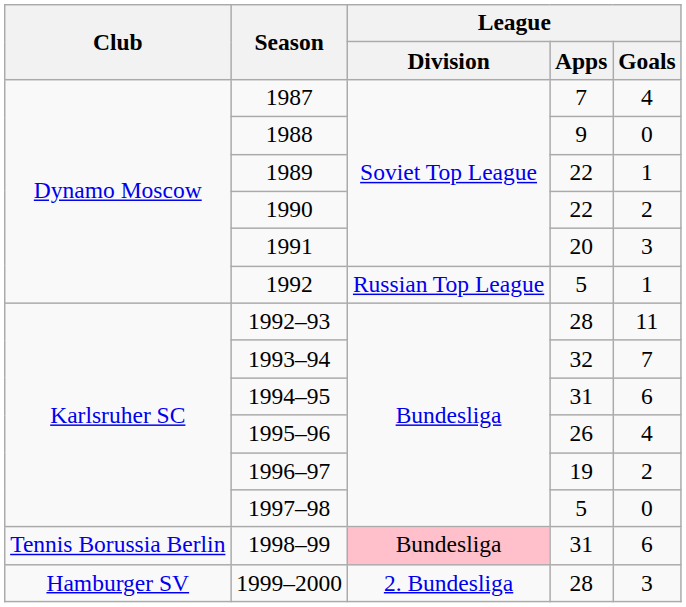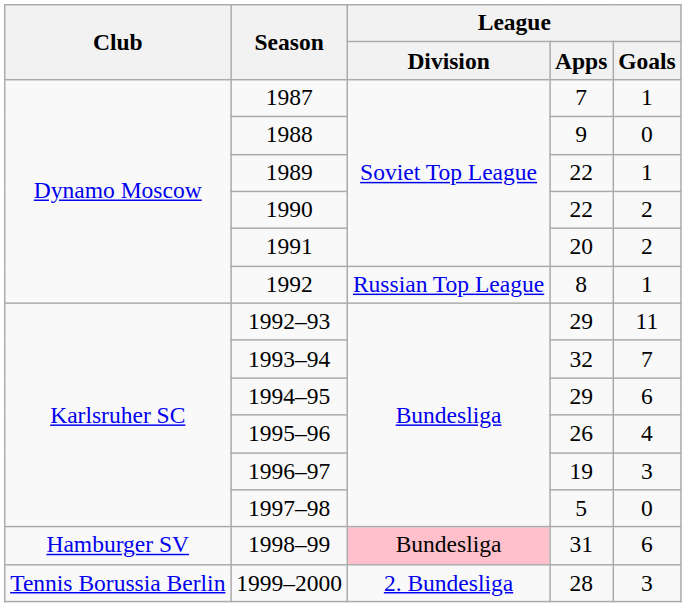(647, 97) 4 -> (647, 97) 1
(647, 246) 3 -> (647, 246) 2
(581, 284) 5 -> (581, 284) 8
(581, 321) 28 -> (581, 321) 29
(581, 396) 31 -> (581, 396) 29
(647, 470) 2 -> (647, 470) 3
(118, 545) Tennis Borussia Berlin -> (118, 545) Hamburger SV
(118, 582) Hamburger SV -> (118, 582) Tennis Borussia Berlin
